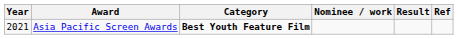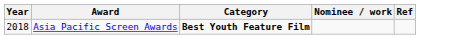- column: (413, 12)
(18, 27) 2021 -> (18, 27) 2018
